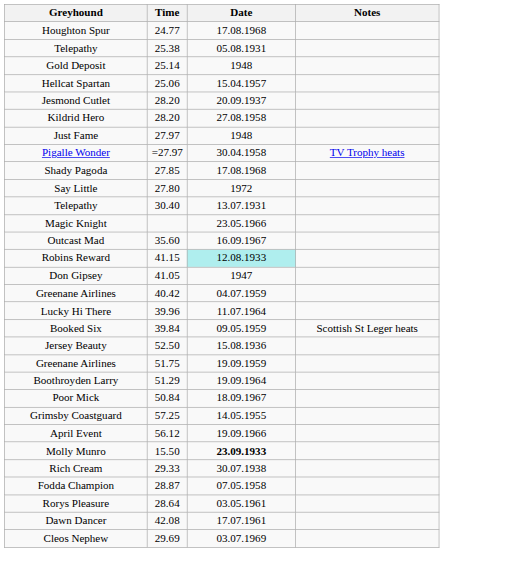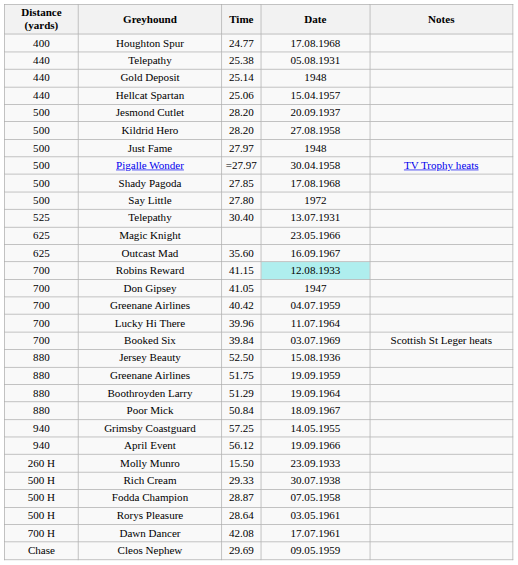+ column: (41, 19)
(241, 328) 09.05.1959 -> (315, 340) 03.07.1969
(241, 450) bold -> (315, 463) normal
(241, 538) 03.07.1969 -> (315, 550) 09.05.1959
